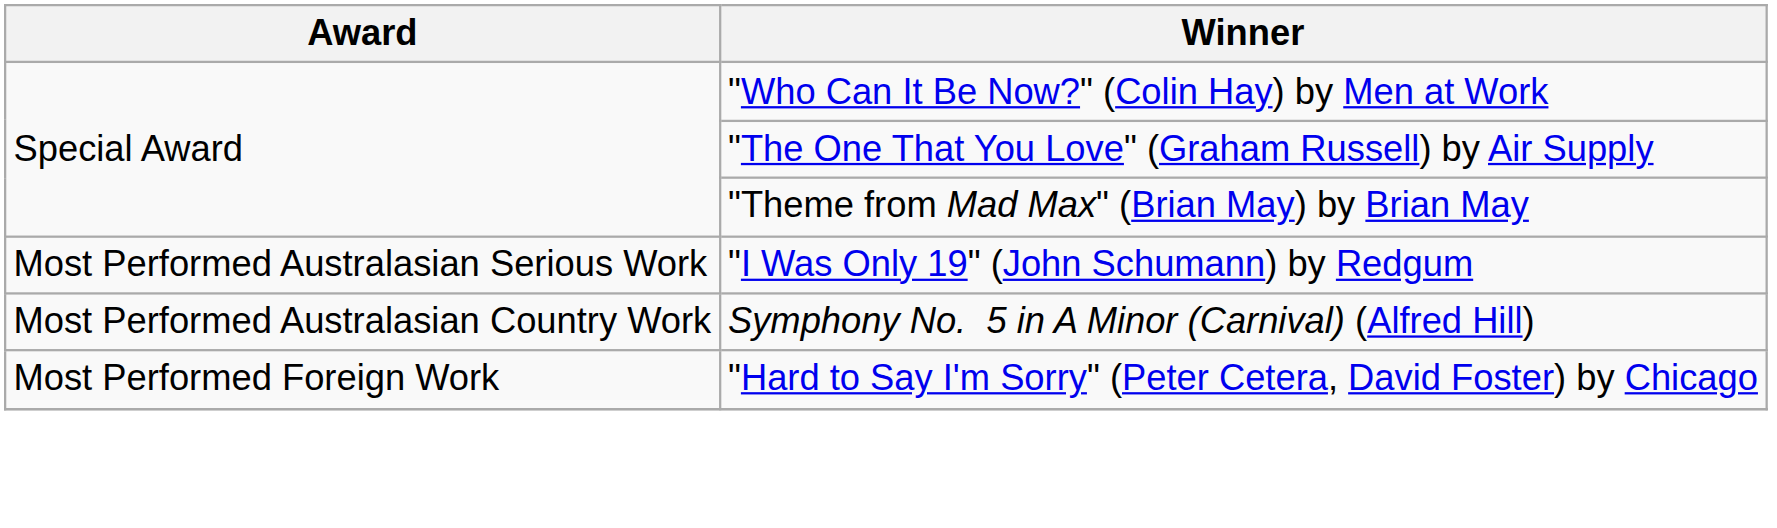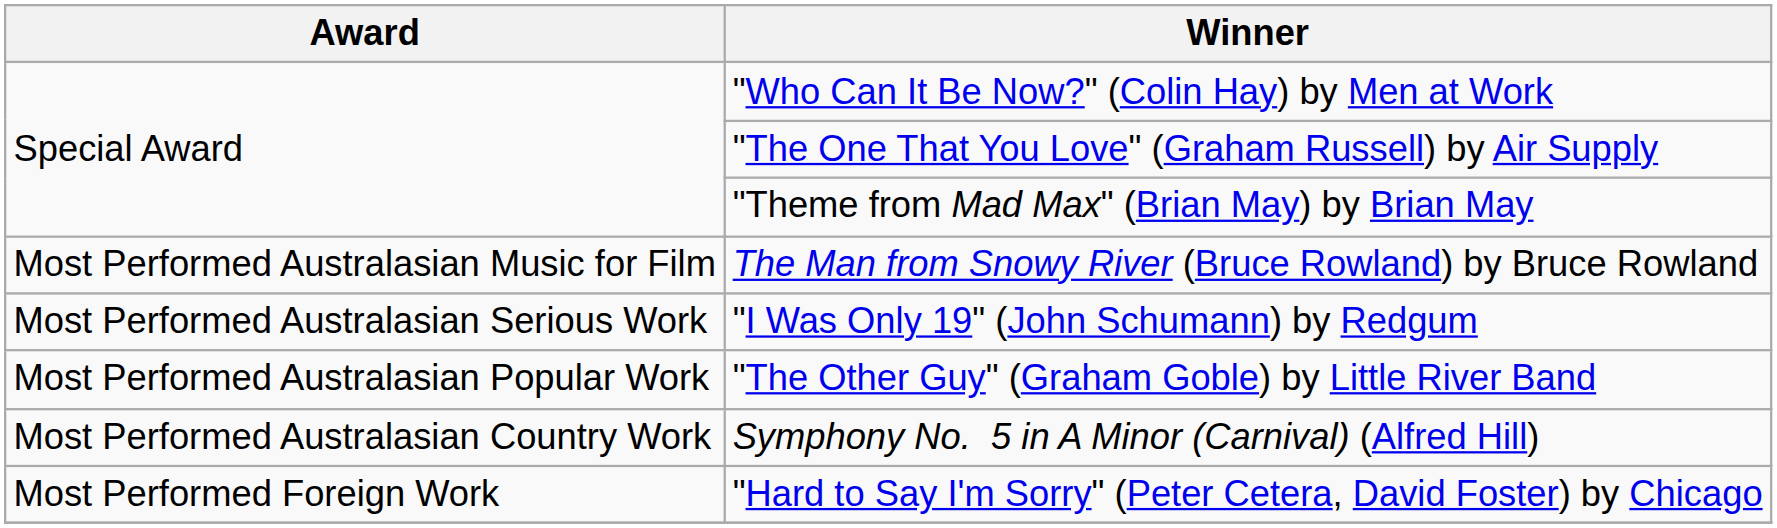+ row: (1245, 263)
+ row: (1164, 378)
